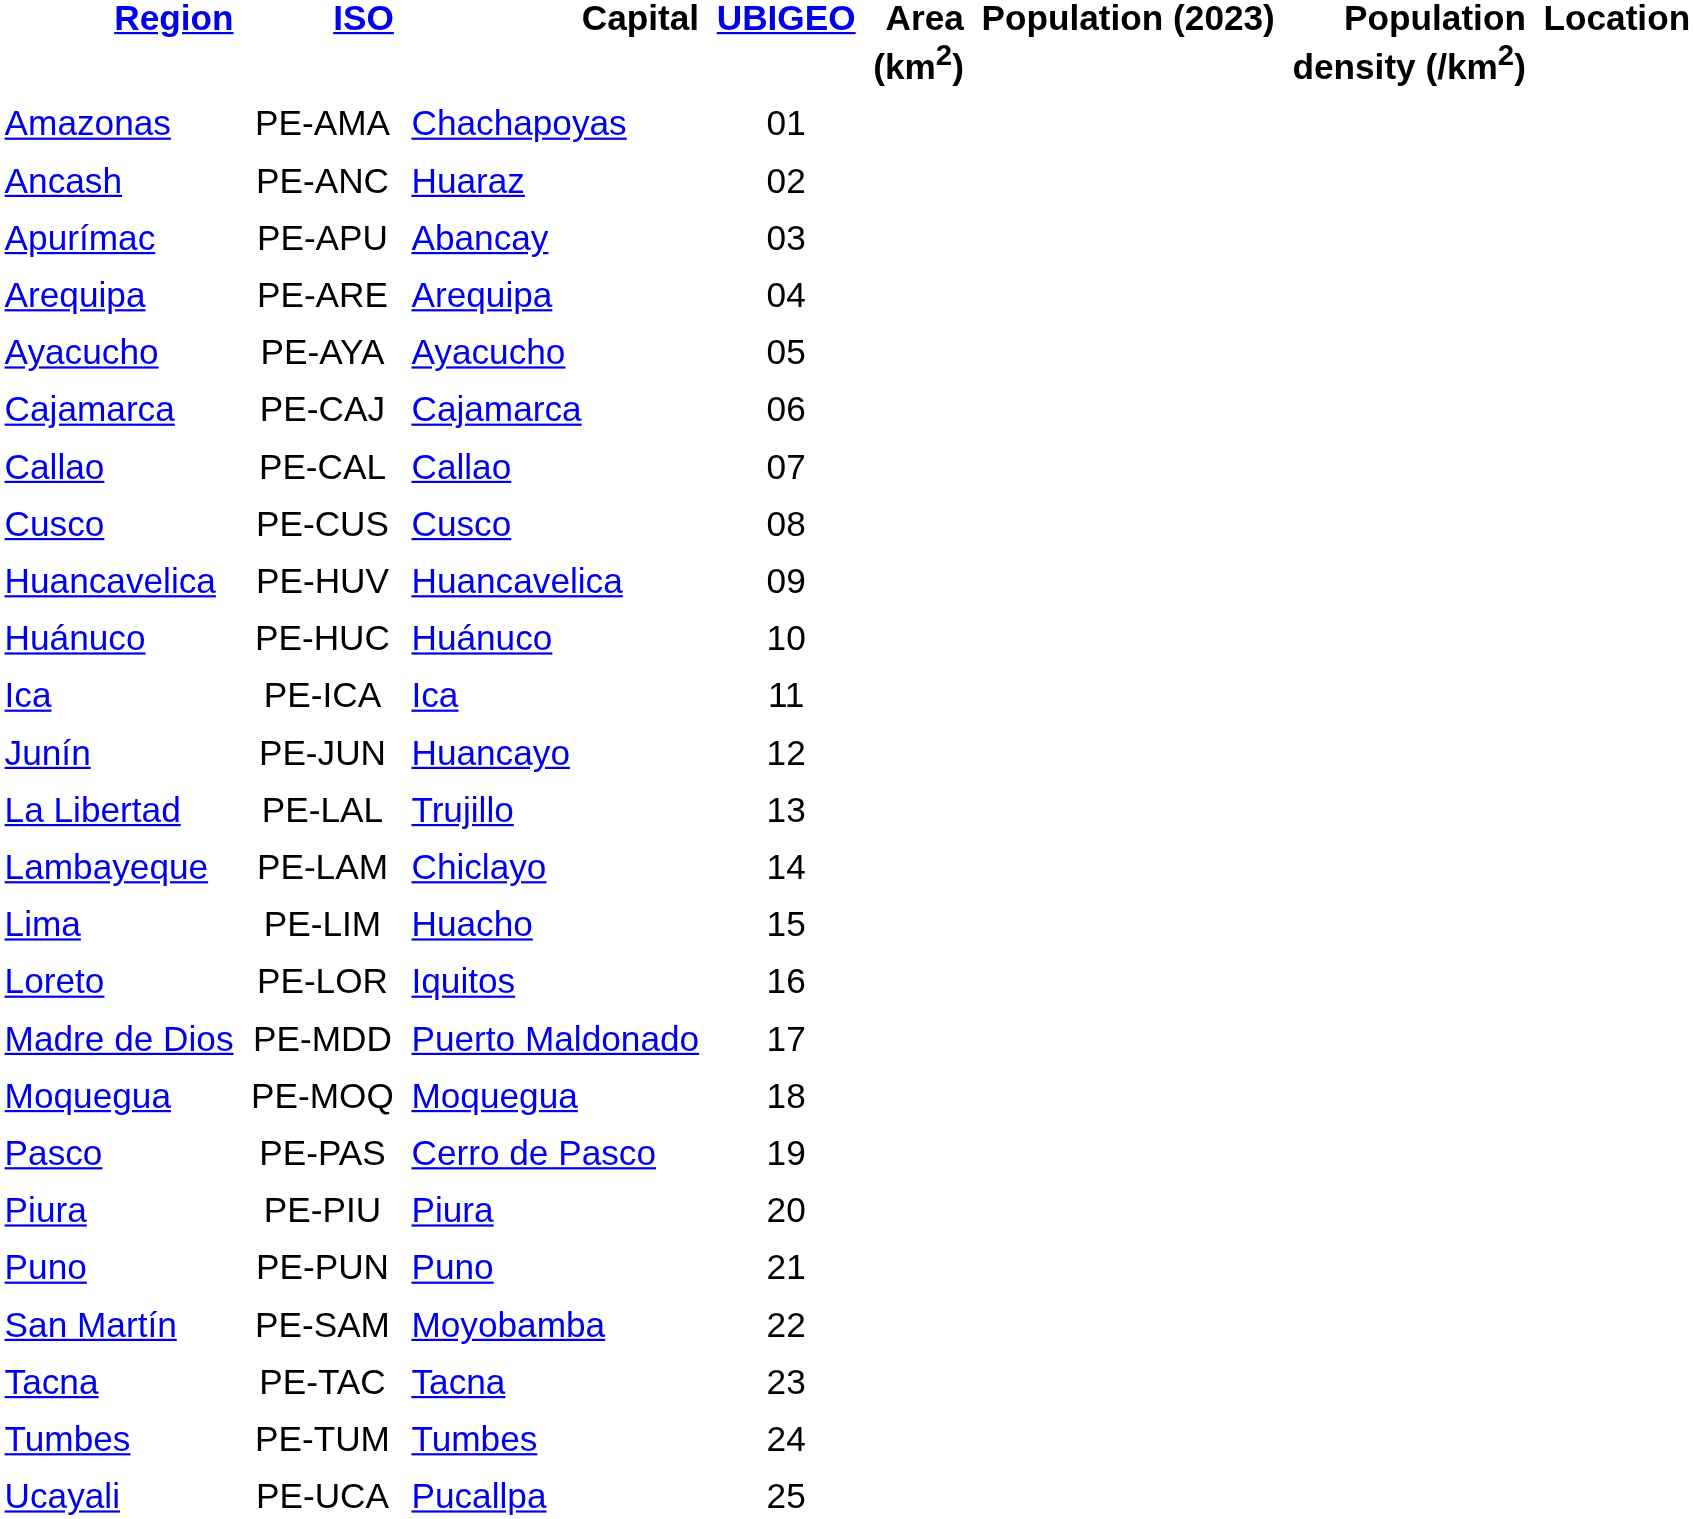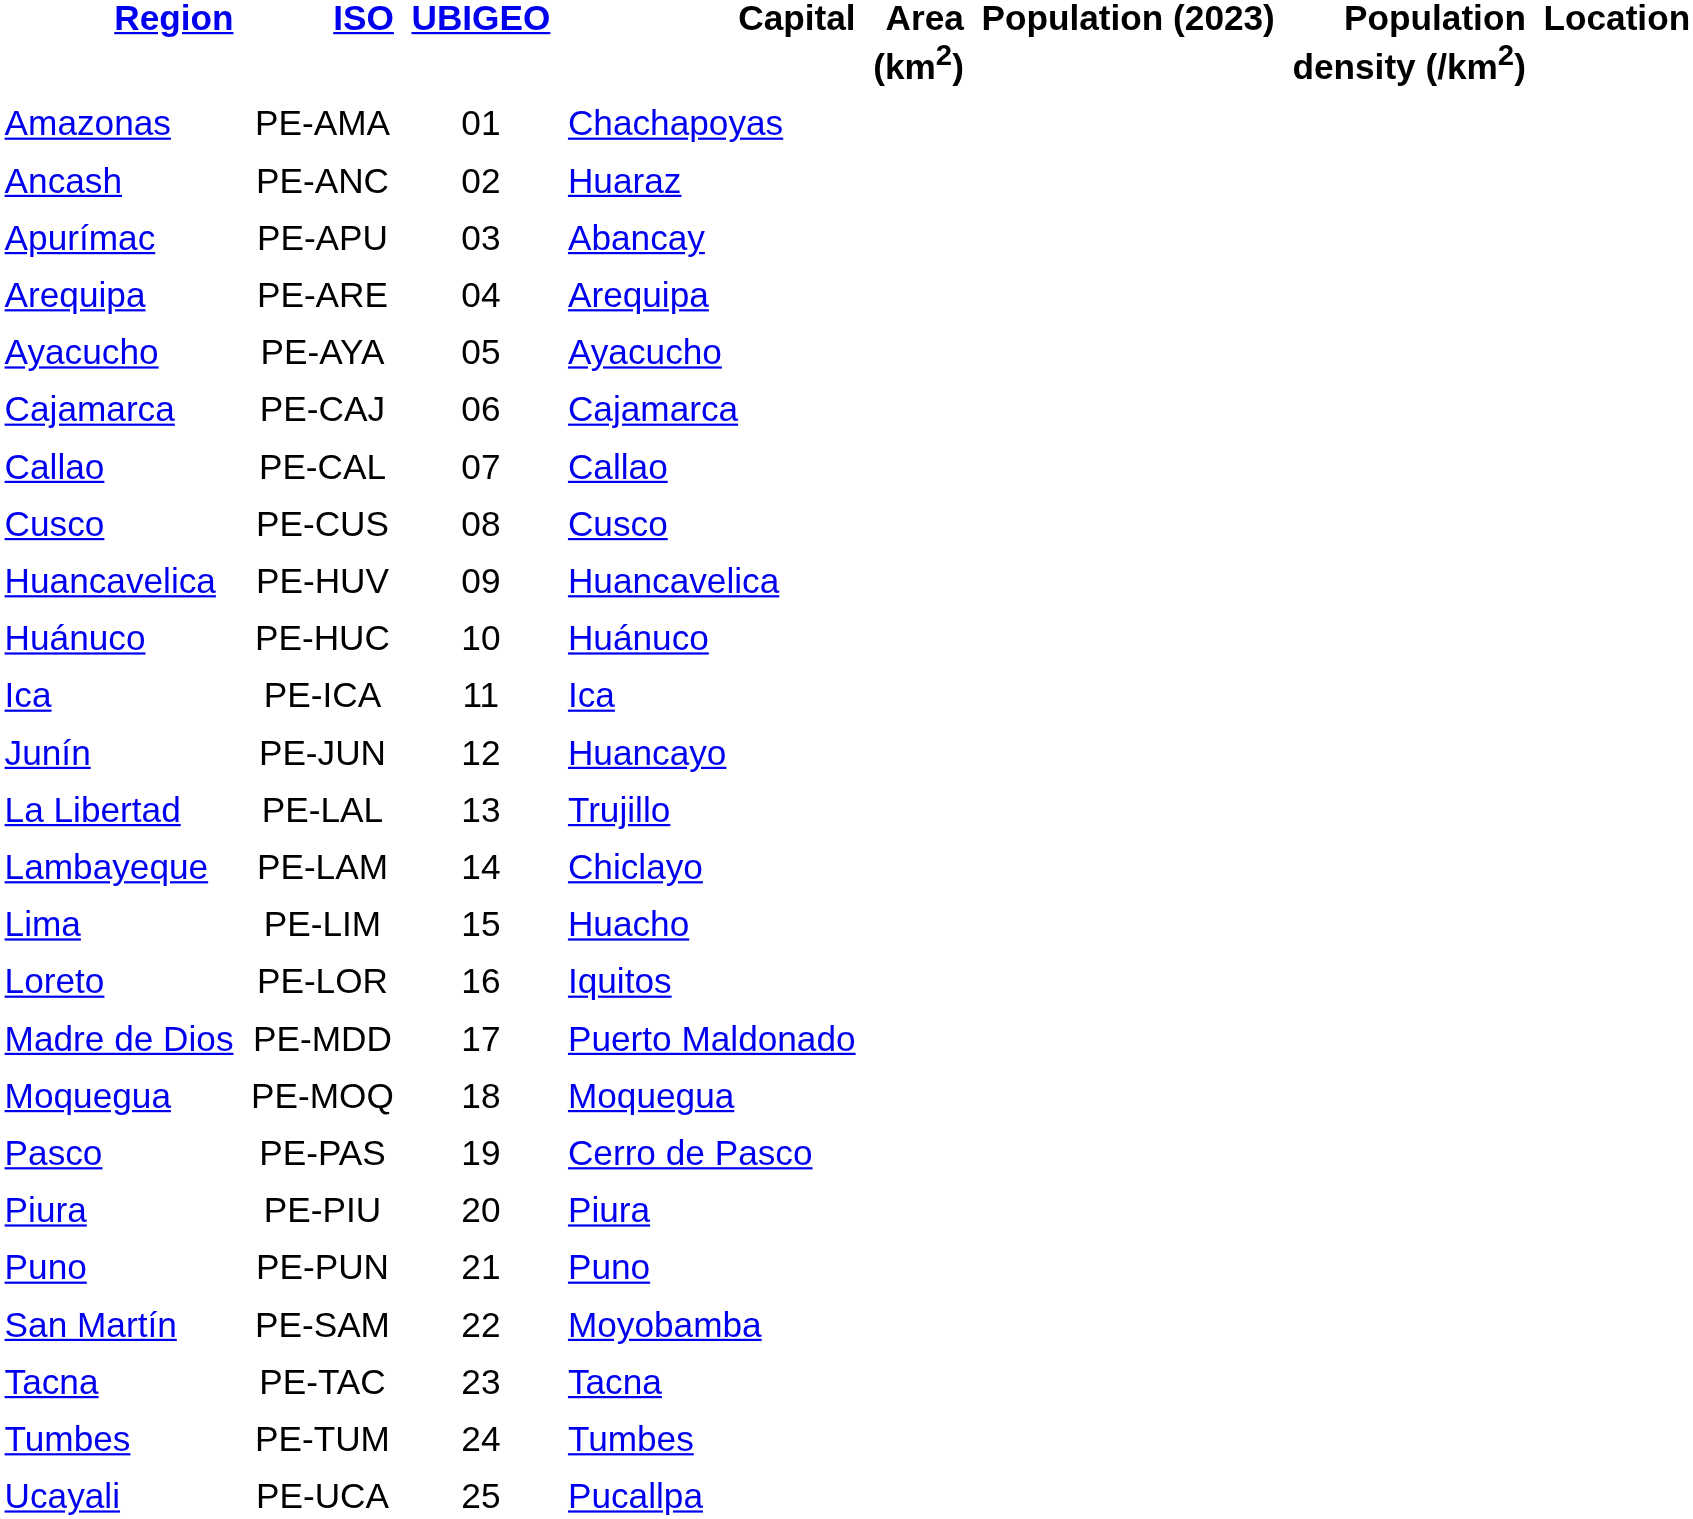columns swapped: (786, 18) <-> (640, 18)
